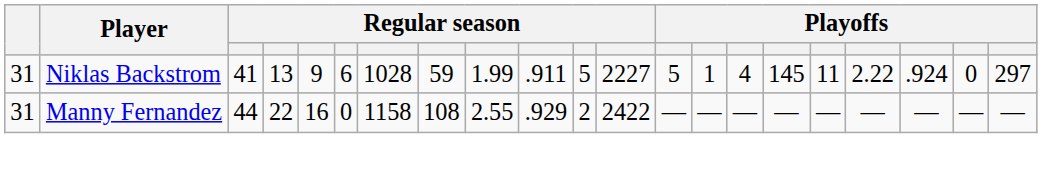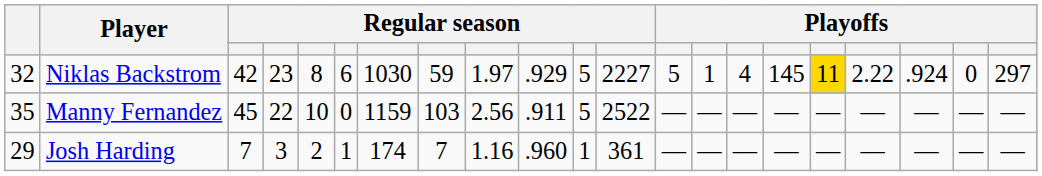(23, 73) 31 -> (23, 73) 32
(246, 73) 41 -> (246, 73) 42
(281, 73) 13 -> (281, 73) 23
(317, 73) 9 -> (317, 73) 8
(388, 73) 1028 -> (388, 73) 1030
(492, 73) 1.99 -> (492, 73) 1.97
(546, 73) .911 -> (546, 73) .929
(828, 73) no background -> (828, 73) gold background
(23, 112) 31 -> (23, 112) 35
(246, 112) 44 -> (246, 112) 45
(317, 112) 16 -> (317, 112) 10
(388, 112) 1158 -> (388, 112) 1159
(441, 112) 108 -> (441, 112) 103
(492, 112) 2.55 -> (492, 112) 2.56
(546, 112) .929 -> (546, 112) .911
(584, 112) 2 -> (584, 112) 5
(626, 112) 2422 -> (626, 112) 2522
+ row: (110, 150)
